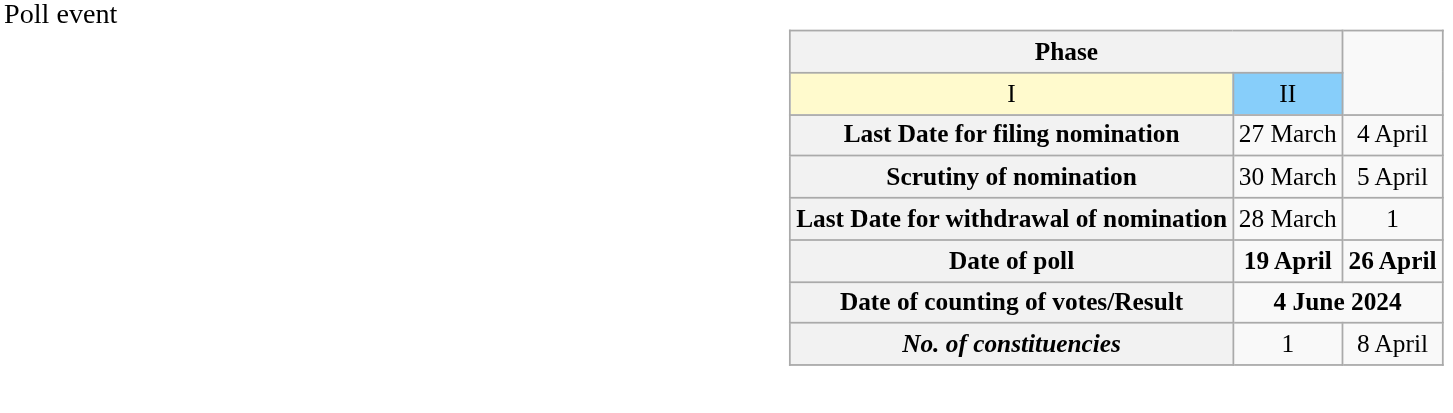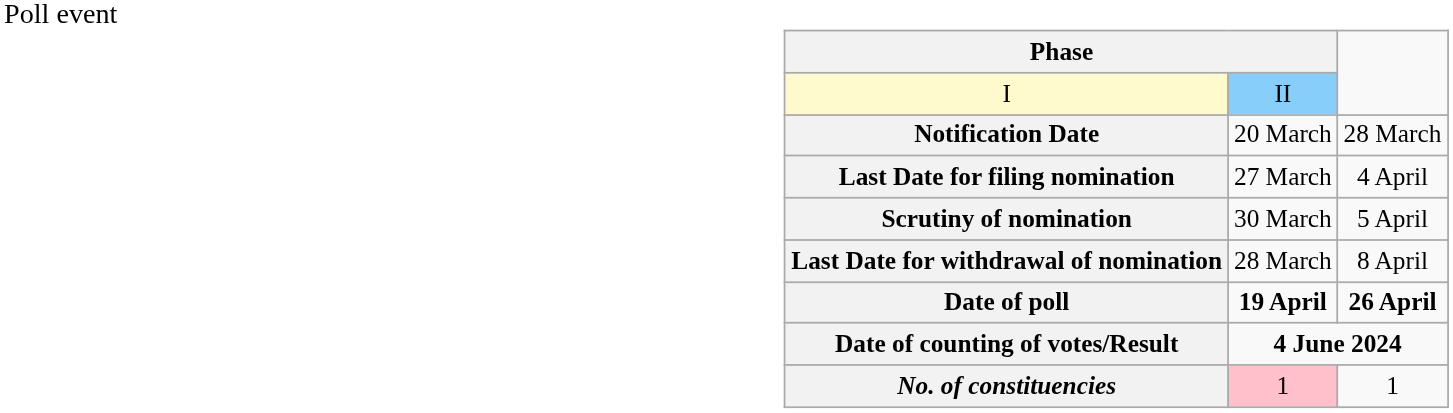+ row: (1007, 134)
(1392, 218) 1 -> (1392, 260) 8 April
(1288, 343) no background -> (1283, 385) pink background
(1392, 343) 8 April -> (1392, 385) 1
